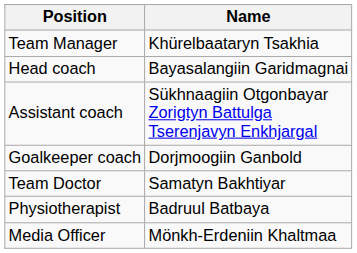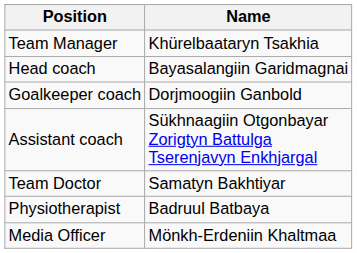rows swapped: (66, 113) <-> (75, 157)
